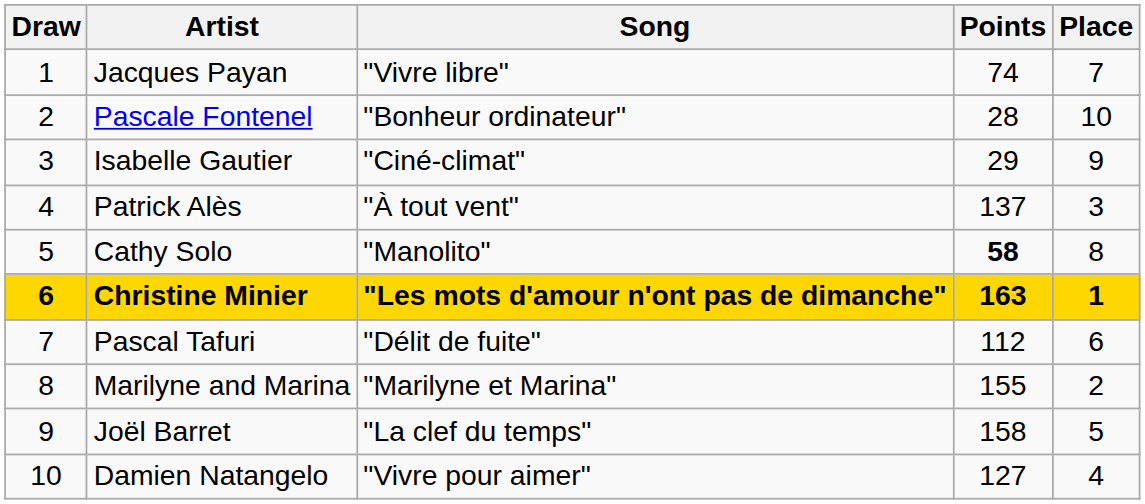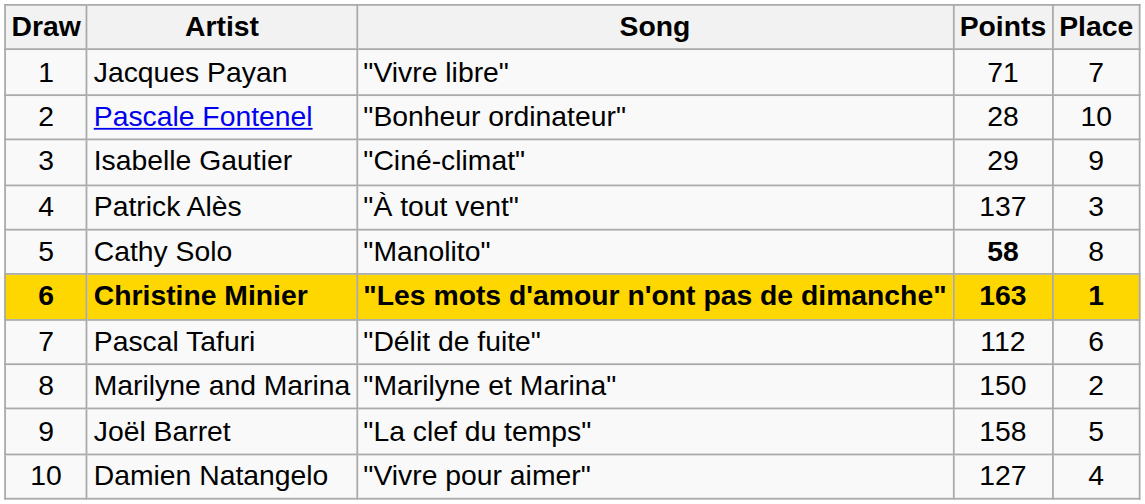(1003, 71) 74 -> (1003, 71) 71
(1003, 386) 155 -> (1003, 386) 150
